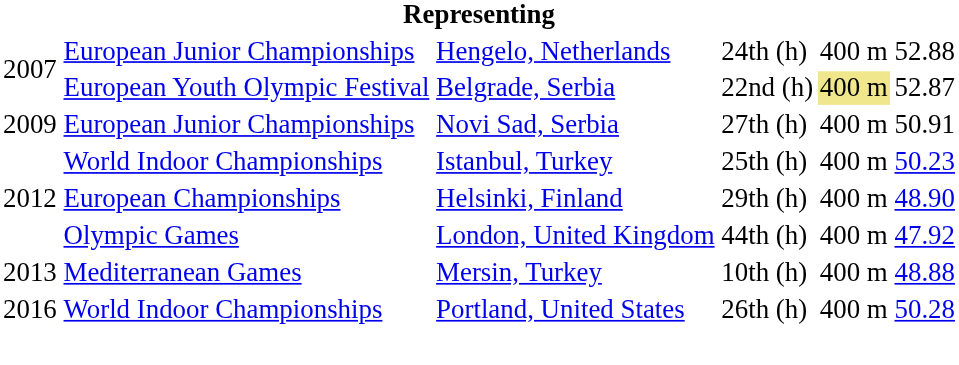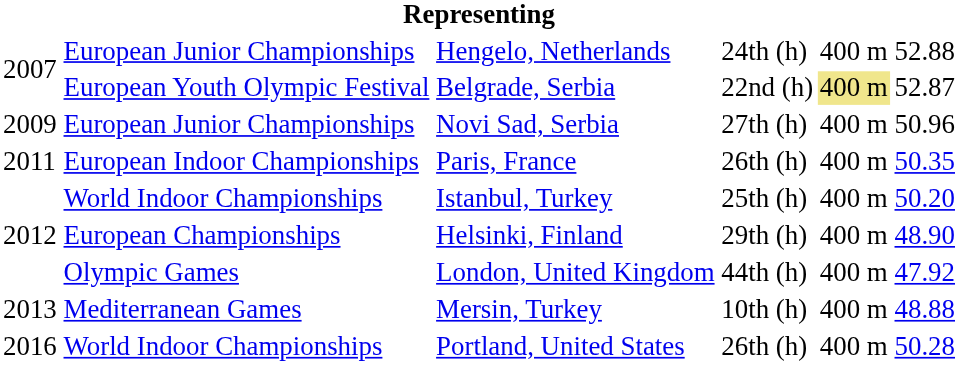(925, 124) 50.91 -> (925, 124) 50.96
+ row: (506, 161)
(925, 161) 50.23 -> (925, 198) 50.20
